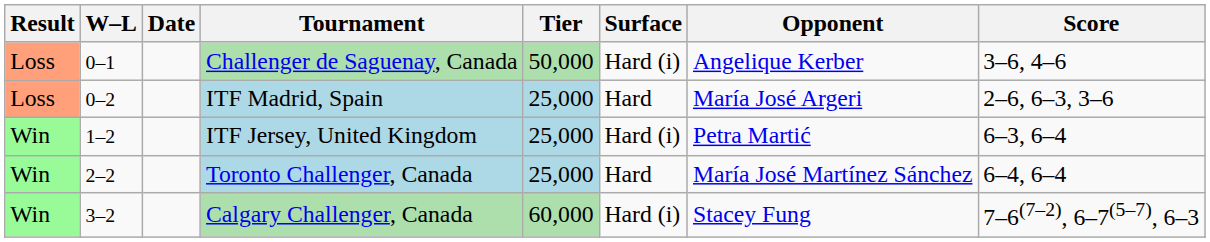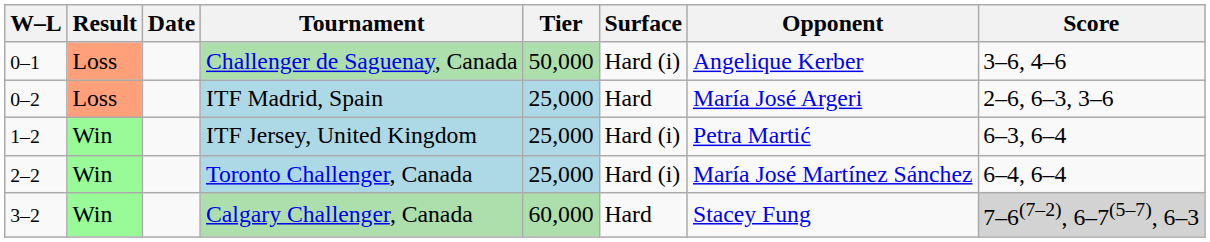columns swapped: (42, 23) <-> (111, 23)
(628, 173) Hard -> (642, 173) Hard (i)
(642, 214) Hard (i) -> (628, 214) Hard
(1091, 214) no background -> (1091, 214) lightgrey background
